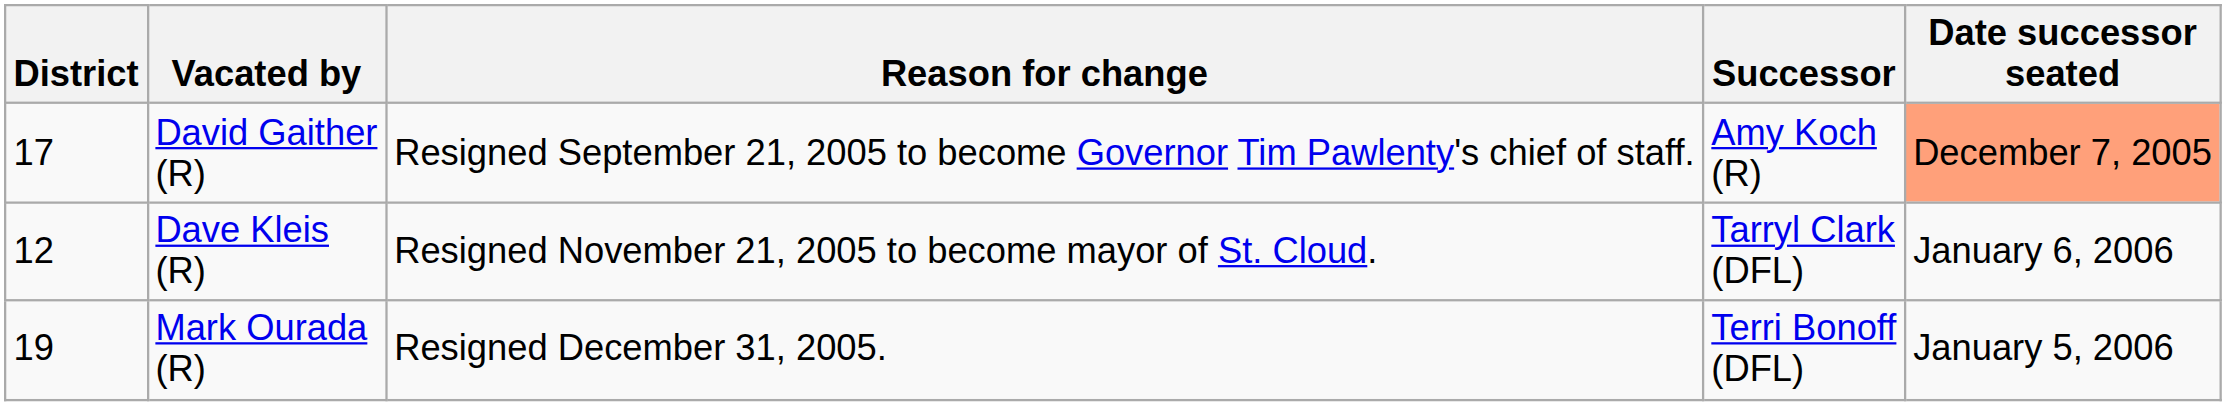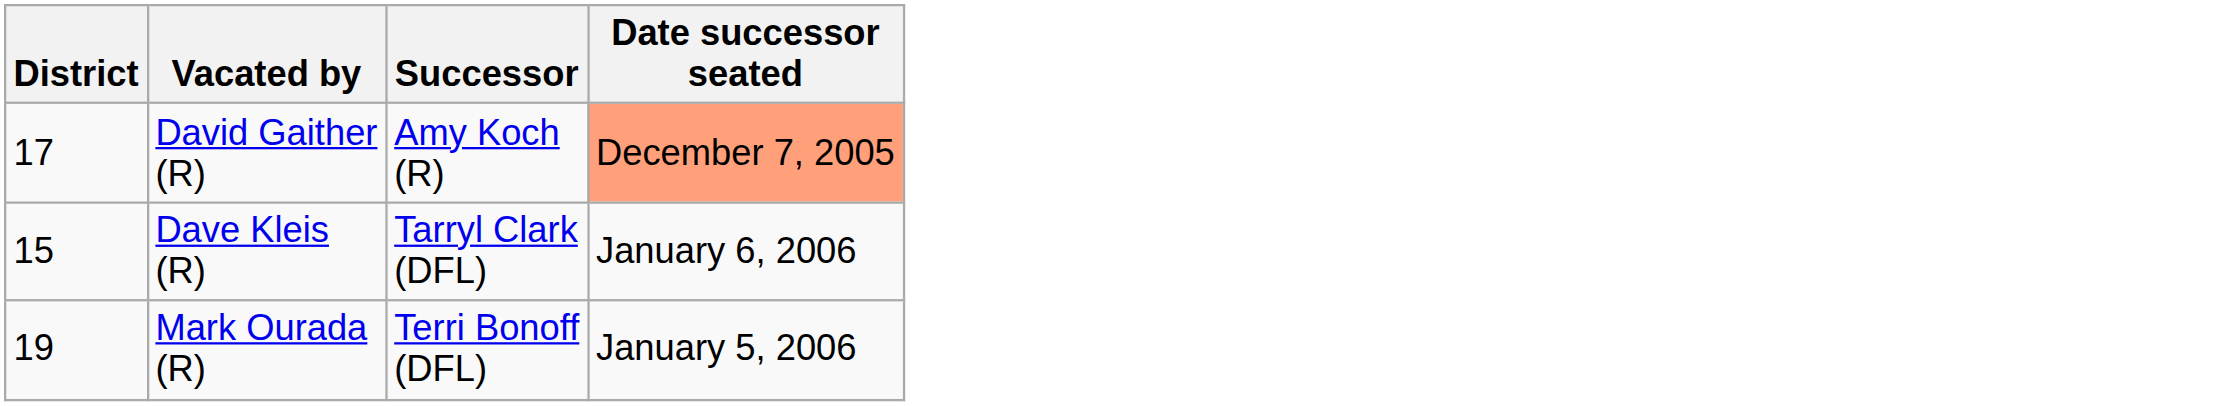- column: (1044, 74)
(34, 250) 12 -> (34, 250) 15
